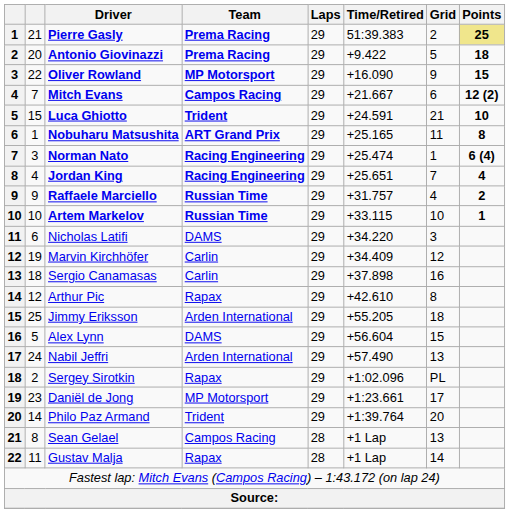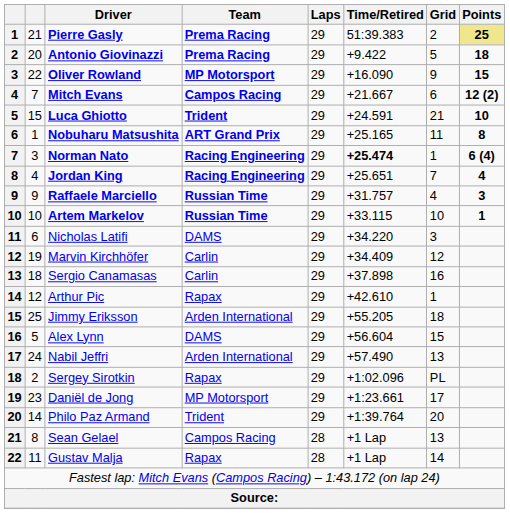(370, 155) normal -> (370, 155) bold
(482, 196) 2 -> (482, 196) 3
(433, 296) 8 -> (433, 296) 1
